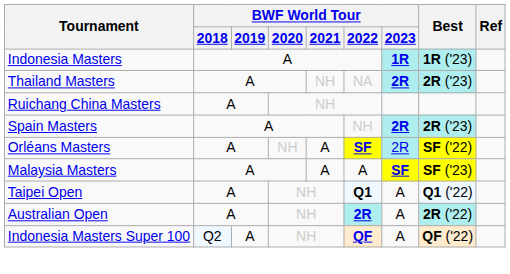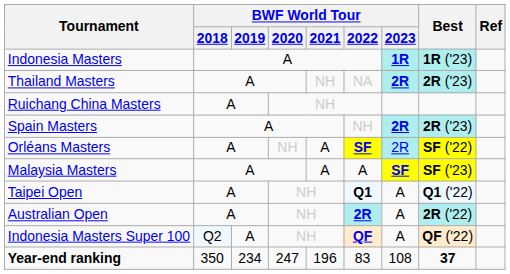+ row: (64, 259)
